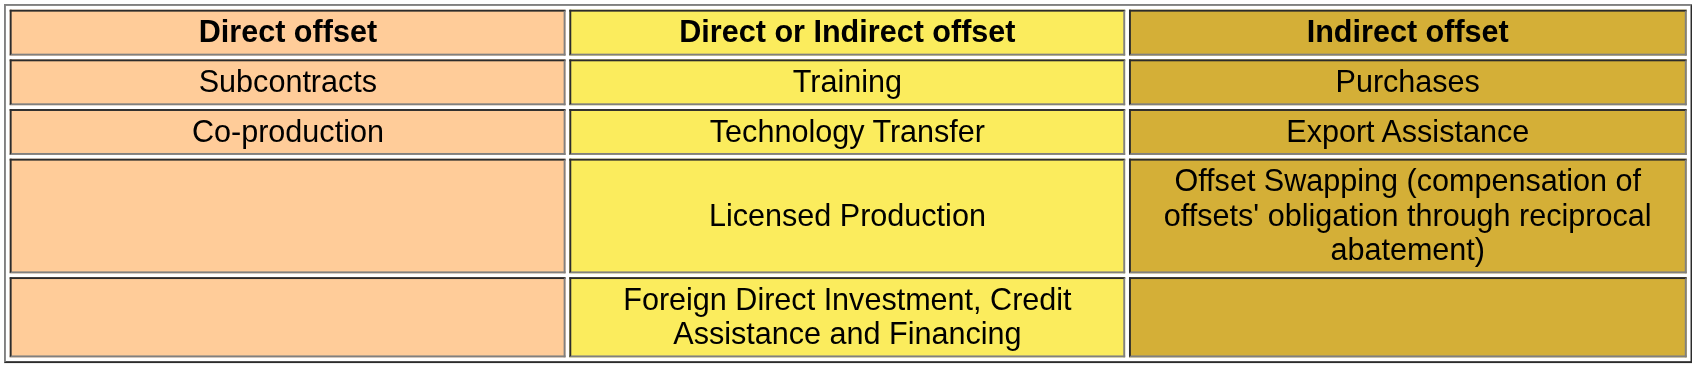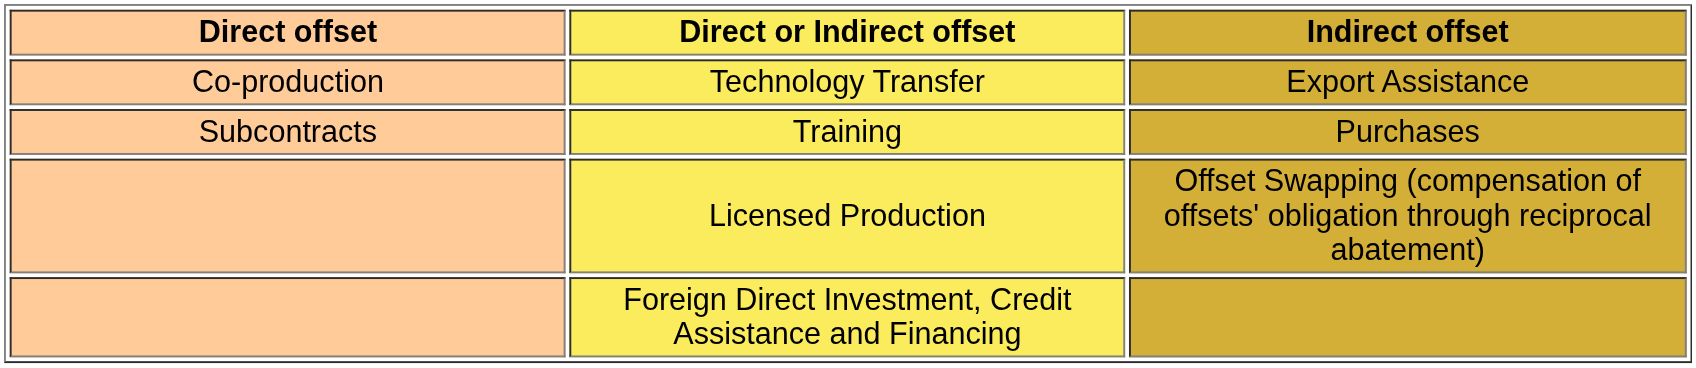rows swapped: (847, 131) <-> (847, 81)
